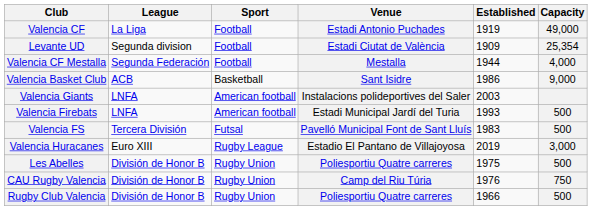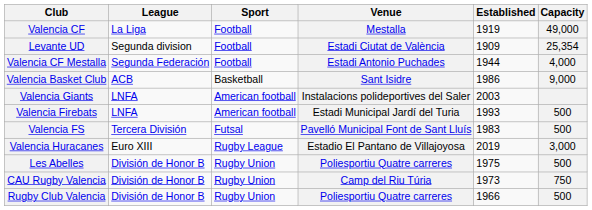(386, 29) Estadi Antonio Puchades -> (386, 29) Mestalla
(386, 63) Mestalla -> (386, 63) Estadi Antonio Puchades
(488, 180) 1976 -> (488, 180) 1973
